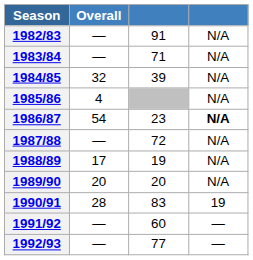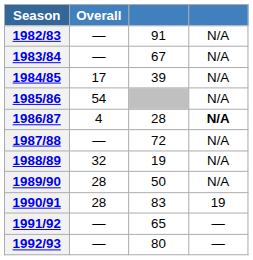(158, 56) 71 -> (158, 56) 67
(99, 77) 32 -> (99, 77) 17
(99, 98) 4 -> (99, 98) 54
(99, 119) 54 -> (99, 119) 4
(158, 119) 23 -> (158, 119) 28
(99, 161) 17 -> (99, 161) 32
(99, 182) 20 -> (99, 182) 28
(158, 182) 20 -> (158, 182) 50
(158, 223) 60 -> (158, 223) 65
(158, 244) 77 -> (158, 244) 80
